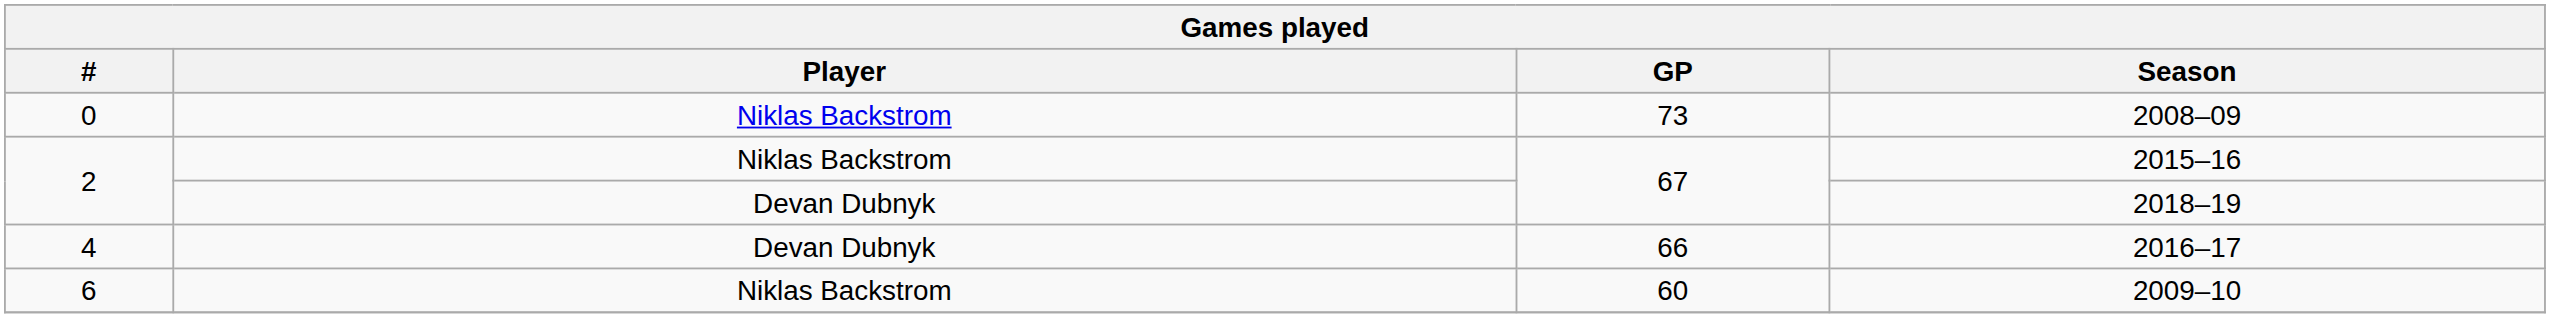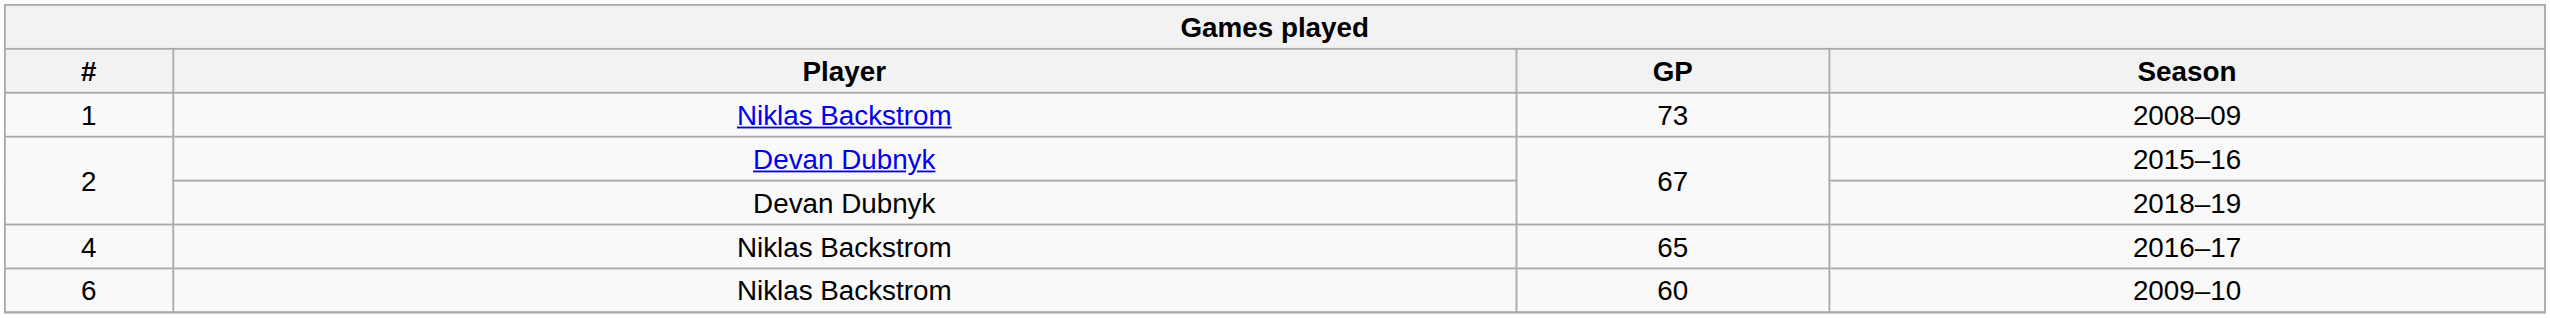(89, 115) 0 -> (89, 115) 1
(844, 159) Niklas Backstrom -> (844, 159) Devan Dubnyk
(844, 247) Devan Dubnyk -> (844, 247) Niklas Backstrom
(1673, 247) 66 -> (1673, 247) 65
